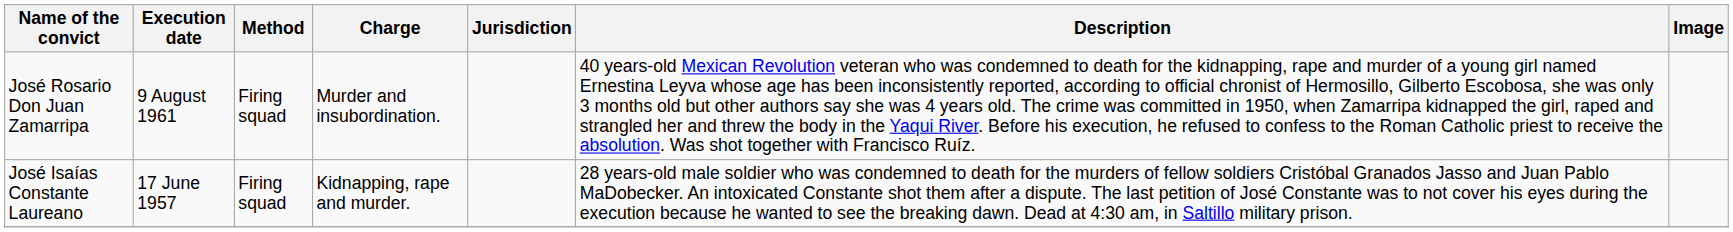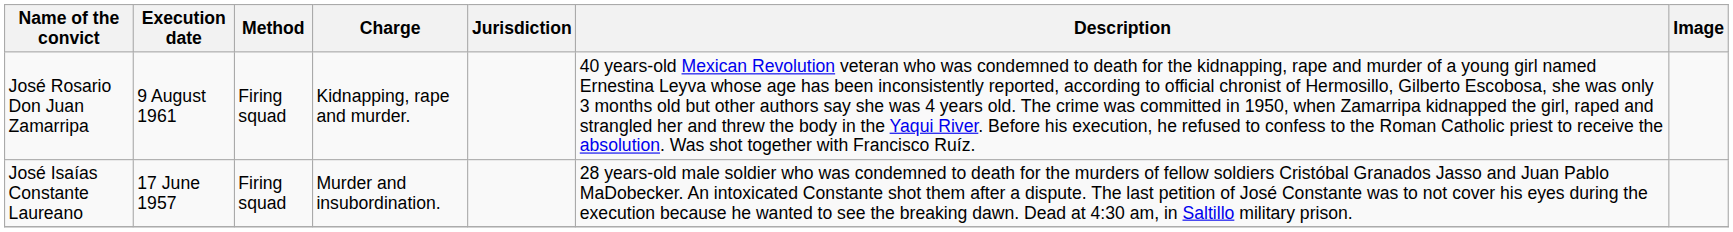(379, 105) Murder and insubordination. -> (383, 105) Kidnapping, rape and murder.
(383, 193) Kidnapping, rape and murder. -> (379, 193) Murder and insubordination.
